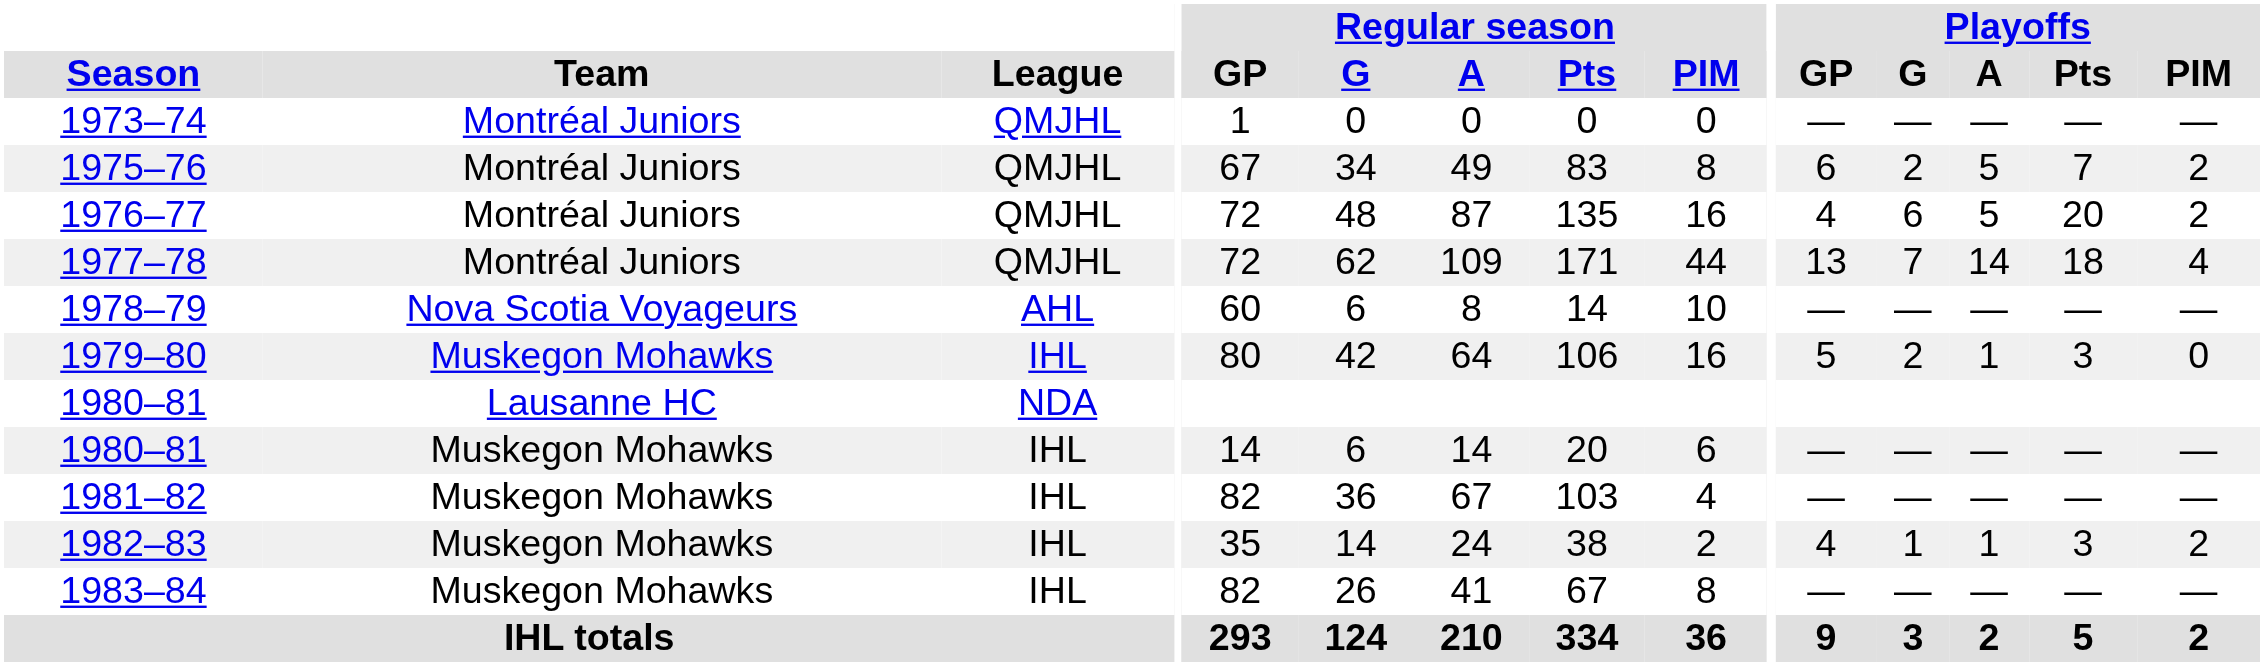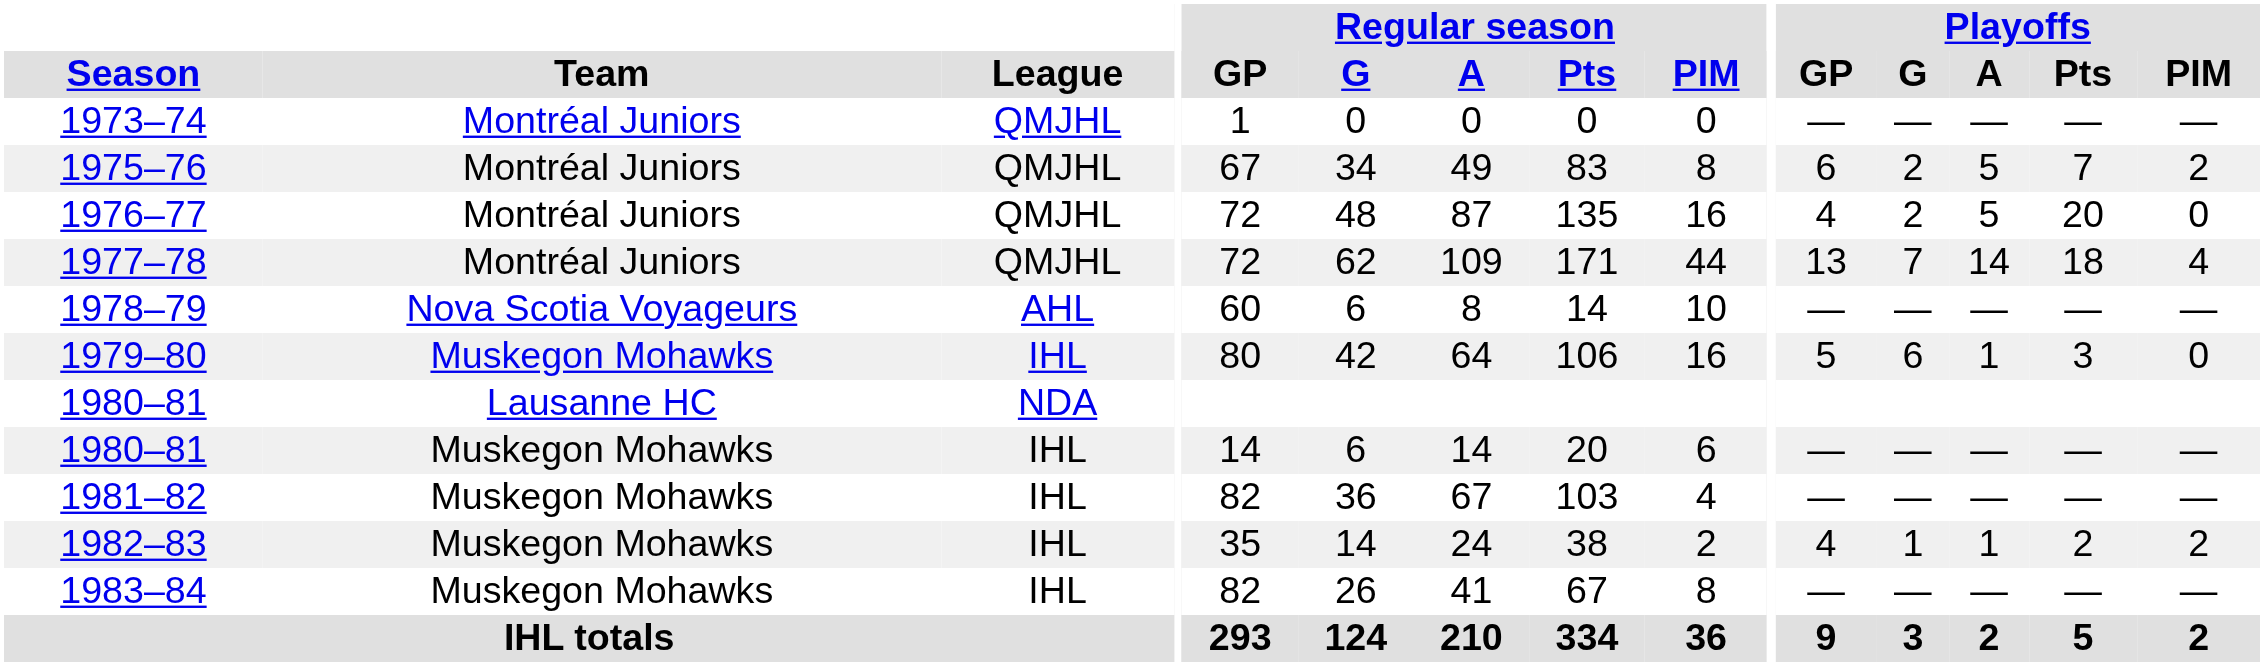(1913, 214) 6 -> (1913, 214) 2
(2199, 214) 2 -> (2199, 214) 0
(1913, 355) 2 -> (1913, 355) 6
(2083, 543) 3 -> (2083, 543) 2
